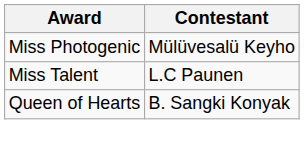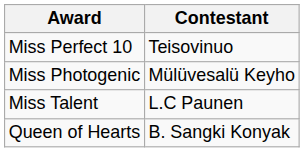+ row: (70, 47)
